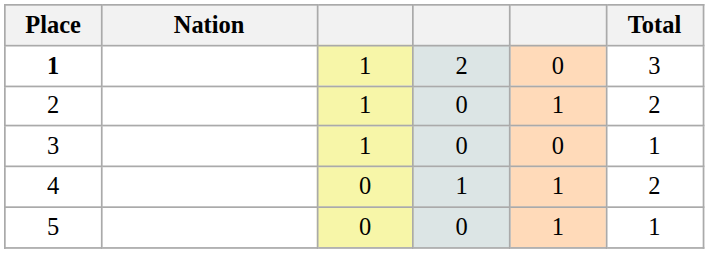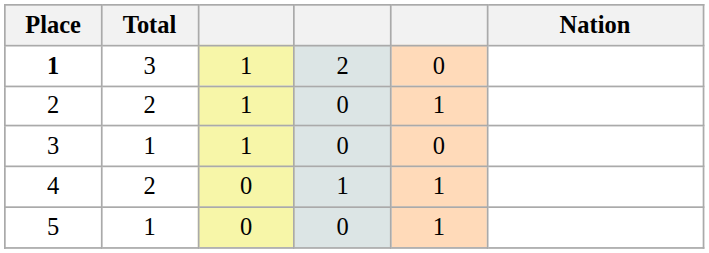columns swapped: (209, 25) <-> (654, 25)
